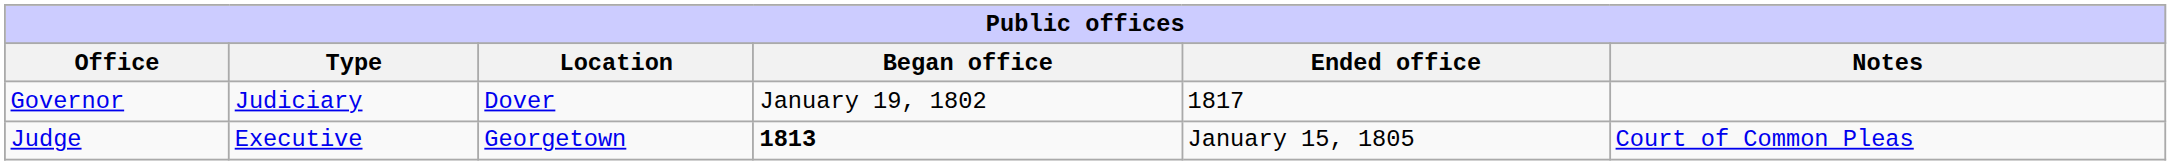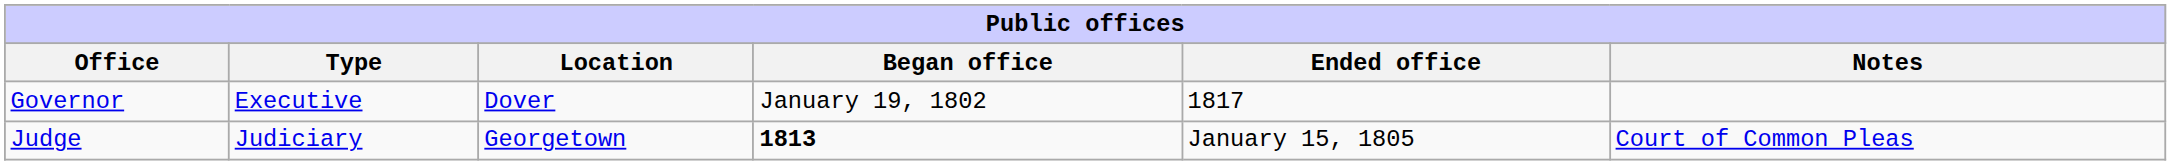(299, 101) Judiciary -> (299, 101) Executive
(299, 140) Executive -> (299, 140) Judiciary
